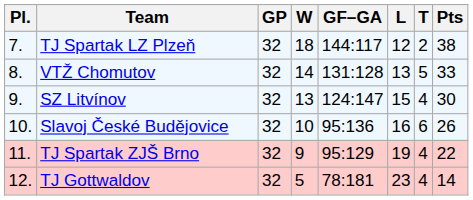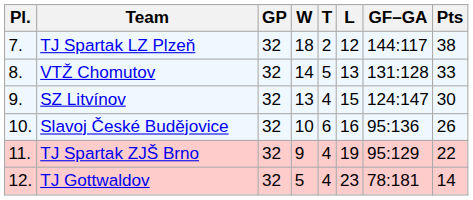columns swapped: (424, 18) <-> (353, 18)
